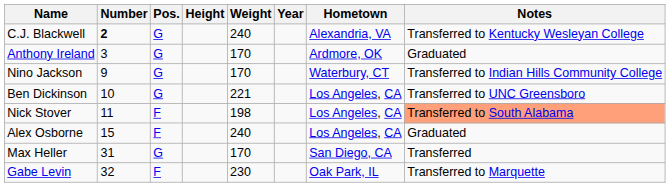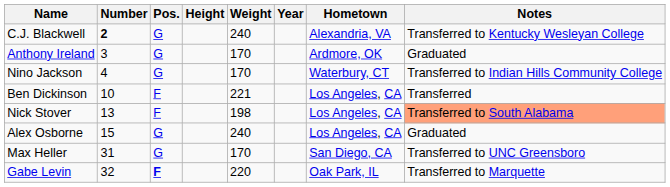(104, 73) 9 -> (104, 73) 4
(158, 93) G -> (157, 93) F
(496, 93) Transferred to UNC Greensboro -> (439, 93) Transferred
(107, 113) 11 -> (107, 113) 13
(157, 133) F -> (158, 133) G
(439, 152) Transferred -> (496, 152) Transferred to UNC Greensboro
(157, 172) normal -> (157, 172) bold
(240, 172) 230 -> (240, 172) 220
